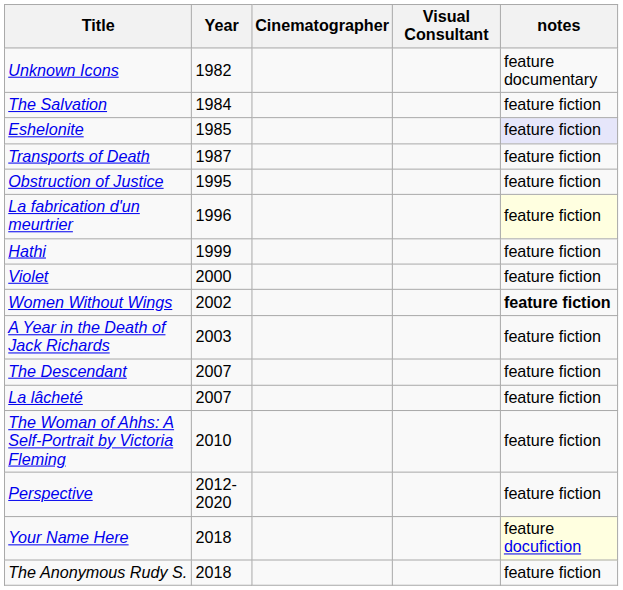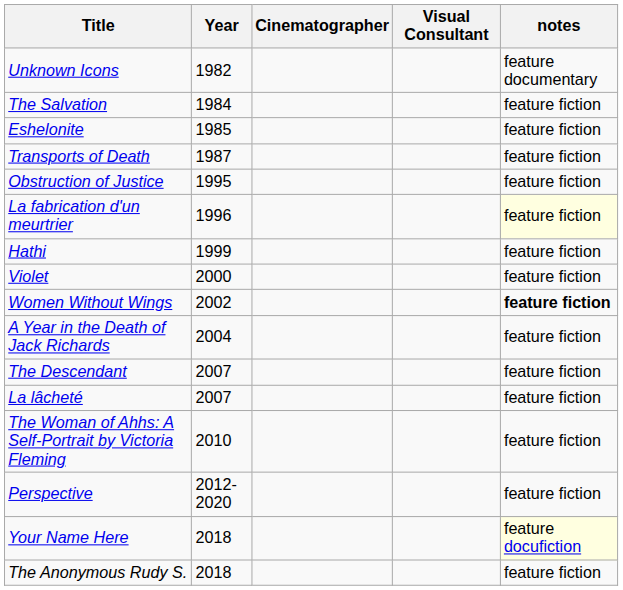(552, 130) lavender background -> (552, 130) no background
(214, 337) 2003 -> (214, 337) 2004
